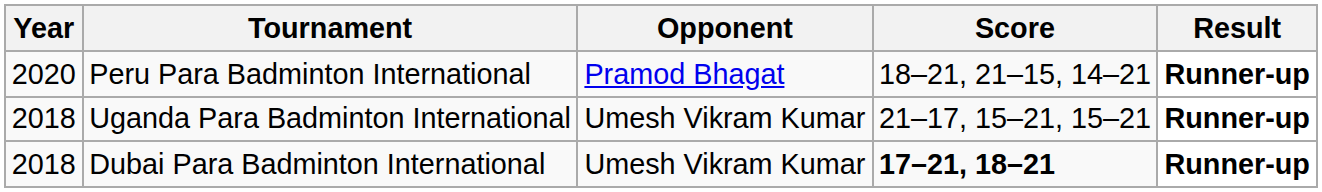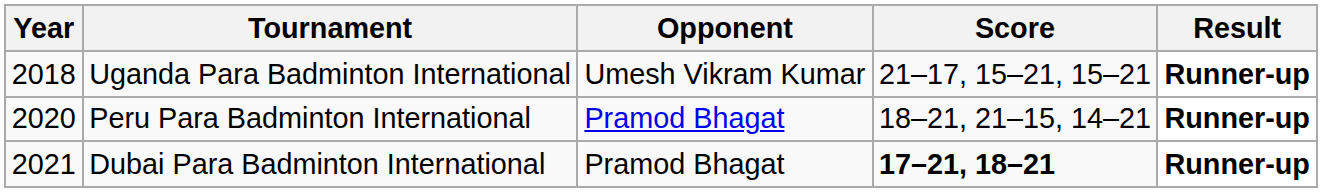rows swapped: (330, 119) <-> (310, 74)
(44, 165) 2018 -> (44, 165) 2021
(725, 165) Umesh Vikram Kumar -> (684, 165) Pramod Bhagat
